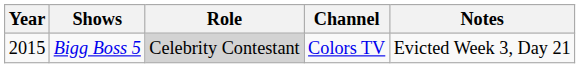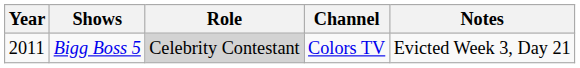(27, 47) 2015 -> (27, 47) 2011
